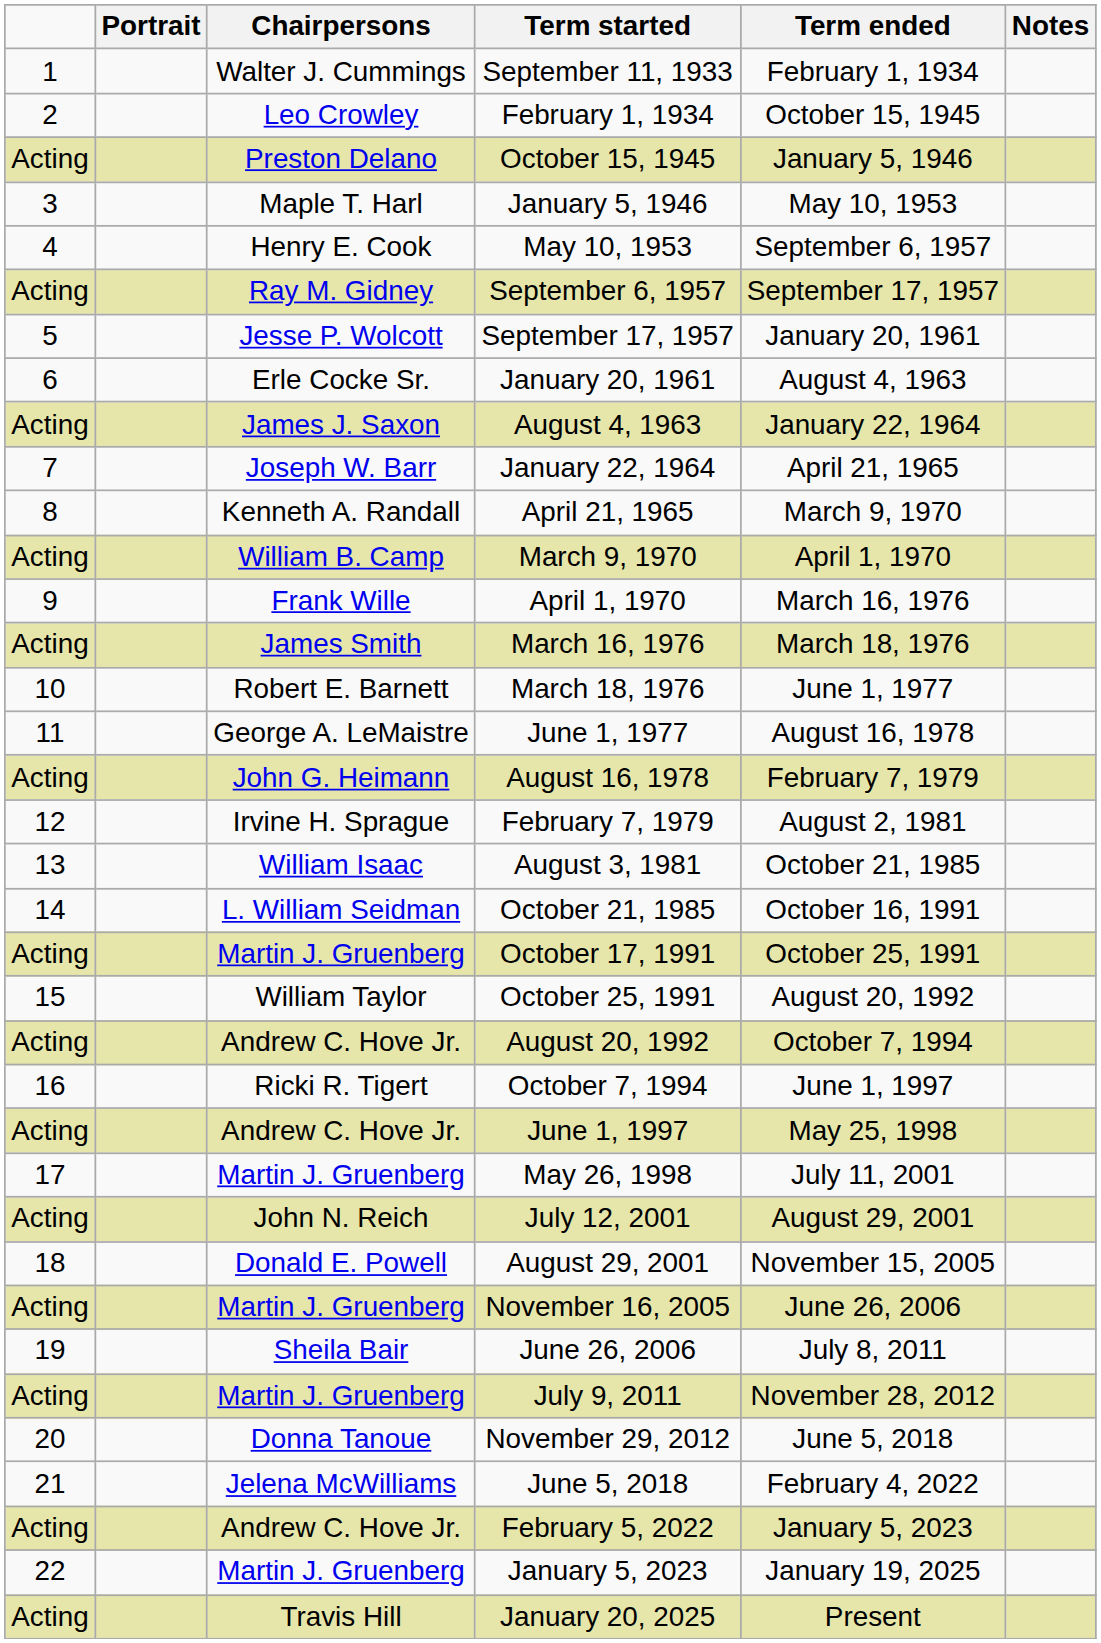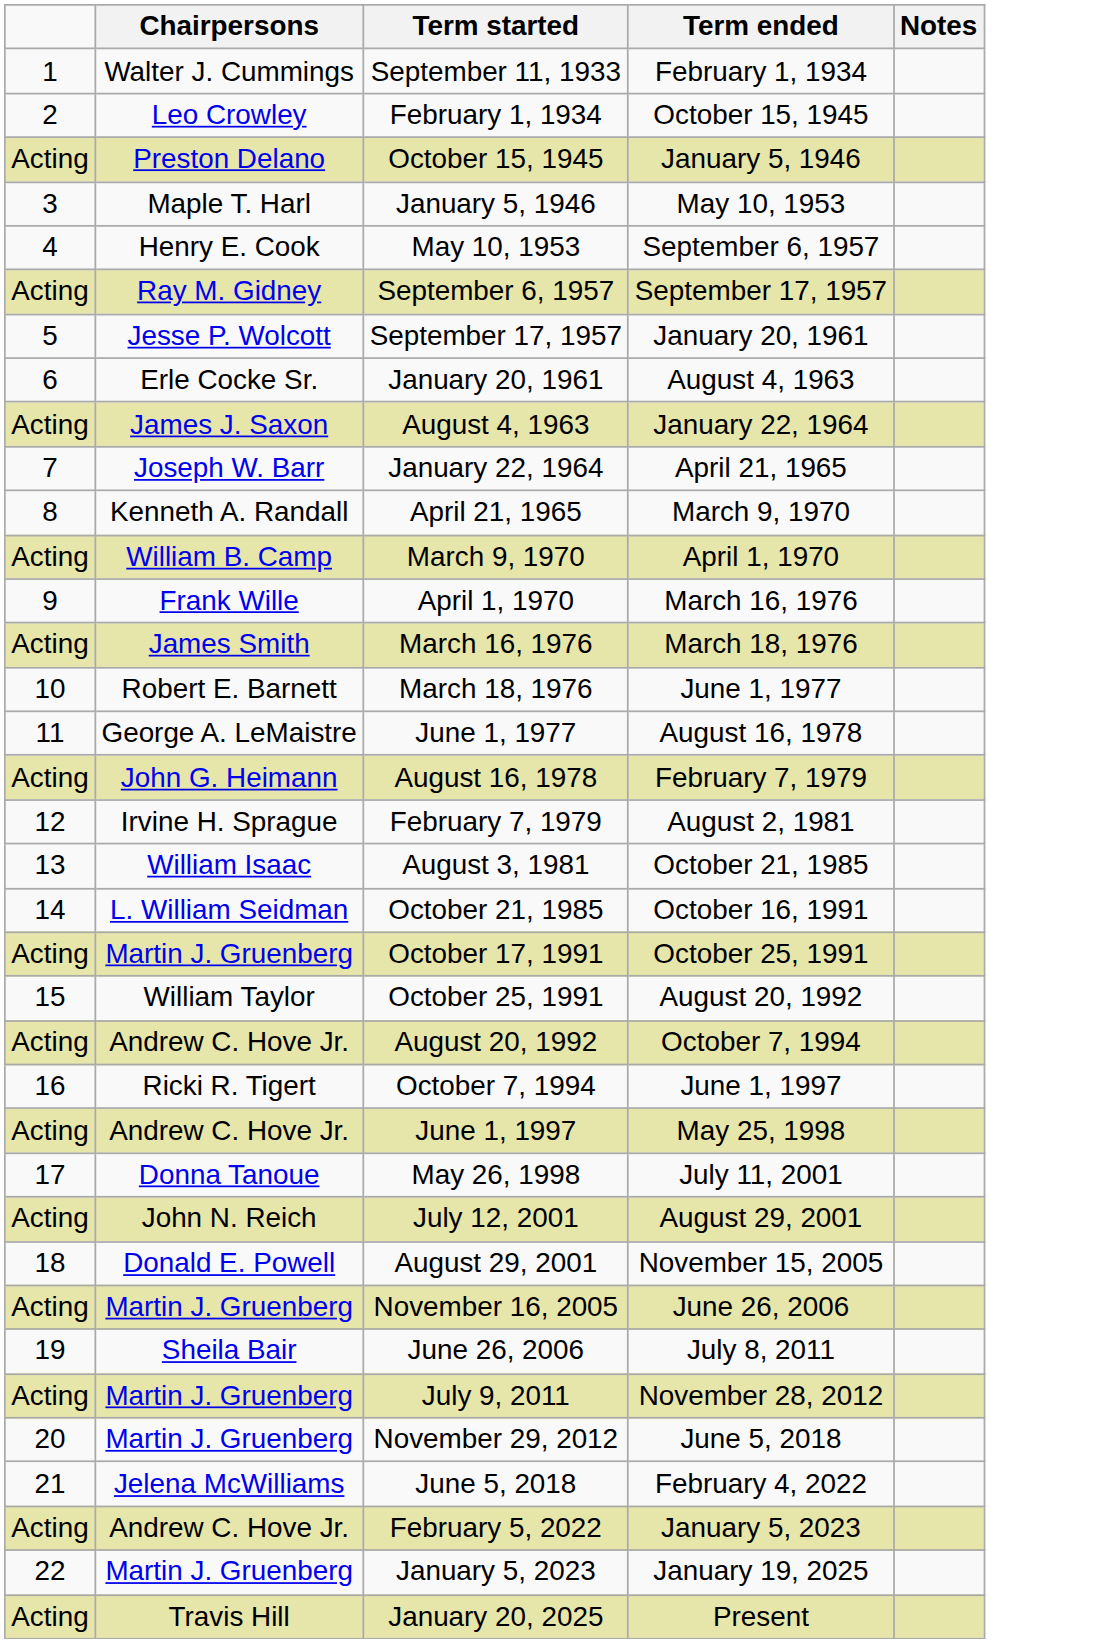- column: (151, 26)
(341, 1174) Martin J. Gruenberg -> (229, 1174) Donna Tanoue
(341, 1439) Donna Tanoue -> (229, 1439) Martin J. Gruenberg
